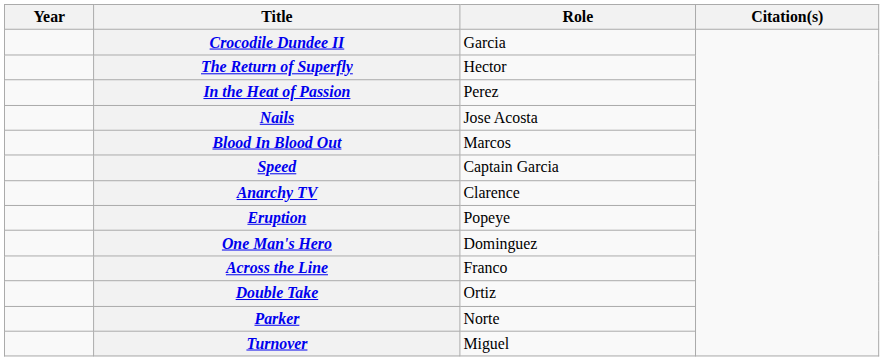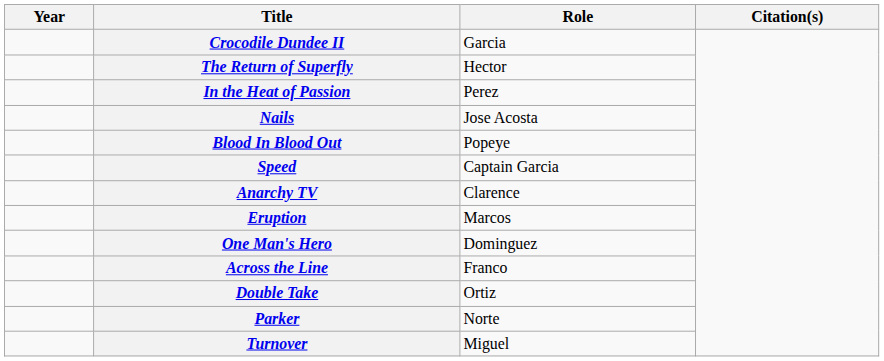(487, 142) Marcos -> (487, 142) Popeye
(487, 218) Popeye -> (487, 218) Marcos
